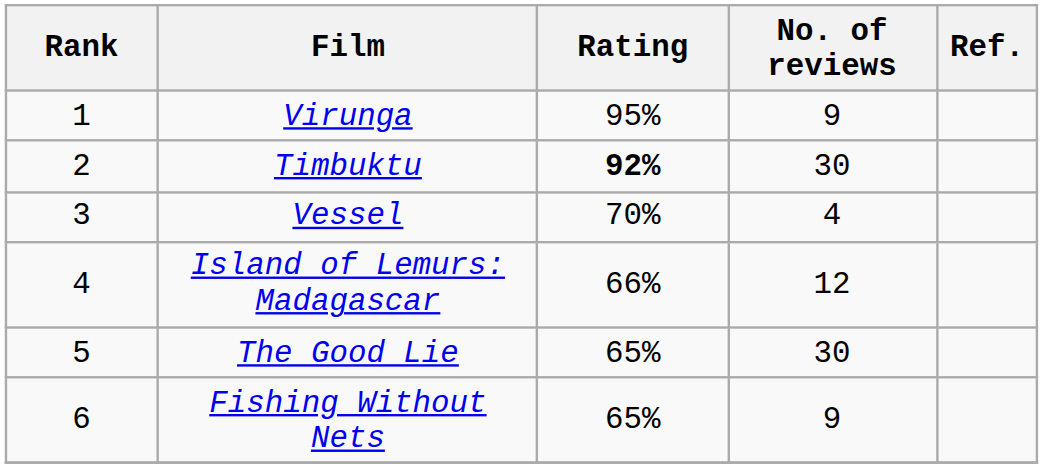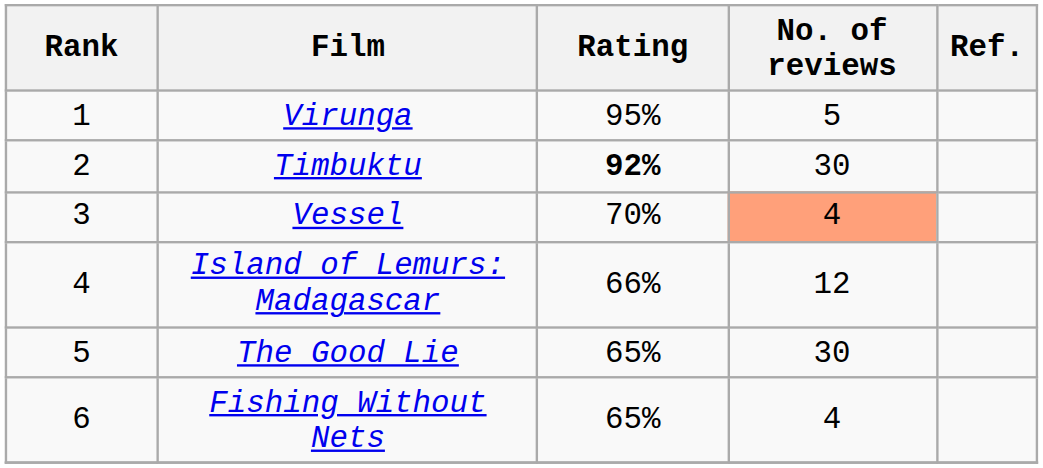(832, 116) 9 -> (832, 116) 5
(832, 216) no background -> (832, 216) lightsalmon background
(832, 420) 9 -> (832, 420) 4
